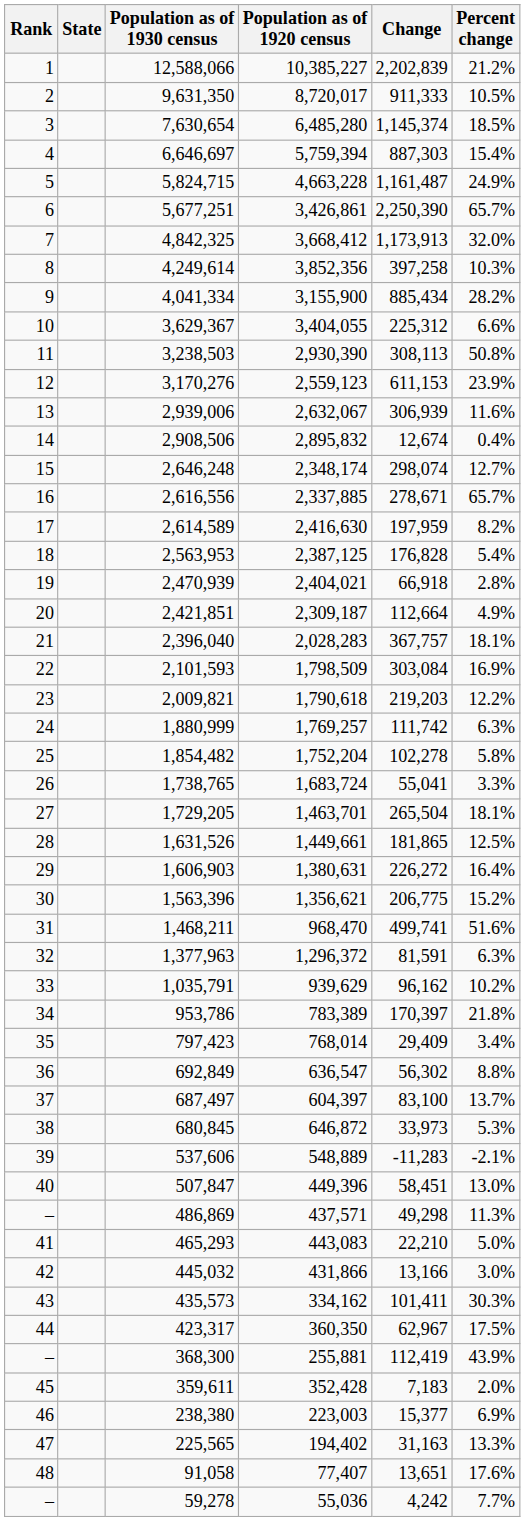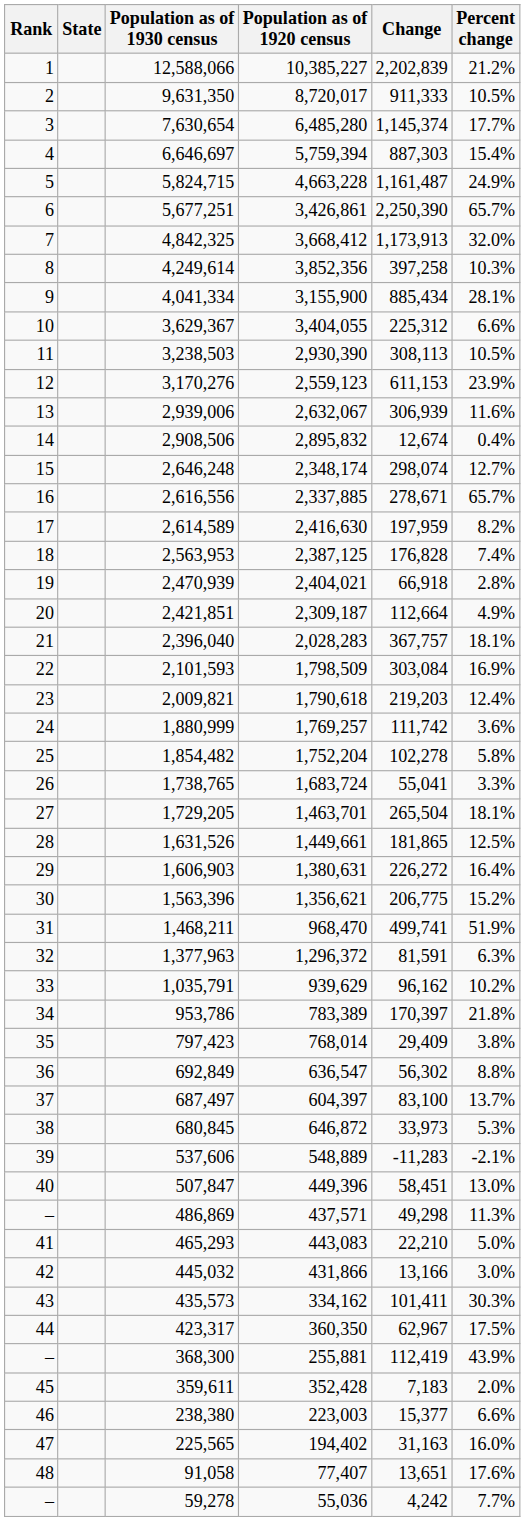(492, 125) 18.5% -> (492, 125) 17.7%
(492, 297) 28.2% -> (492, 297) 28.1%
(492, 354) 50.8% -> (492, 354) 10.5%
(496, 555) 5.4% -> (496, 555) 7.4%
(492, 698) 12.2% -> (492, 698) 12.4%
(496, 727) 6.3% -> (496, 727) 3.6%
(492, 928) 51.6% -> (492, 928) 51.9%
(496, 1042) 3.4% -> (496, 1042) 3.8%
(496, 1415) 6.9% -> (496, 1415) 6.6%
(492, 1444) 13.3% -> (492, 1444) 16.0%
